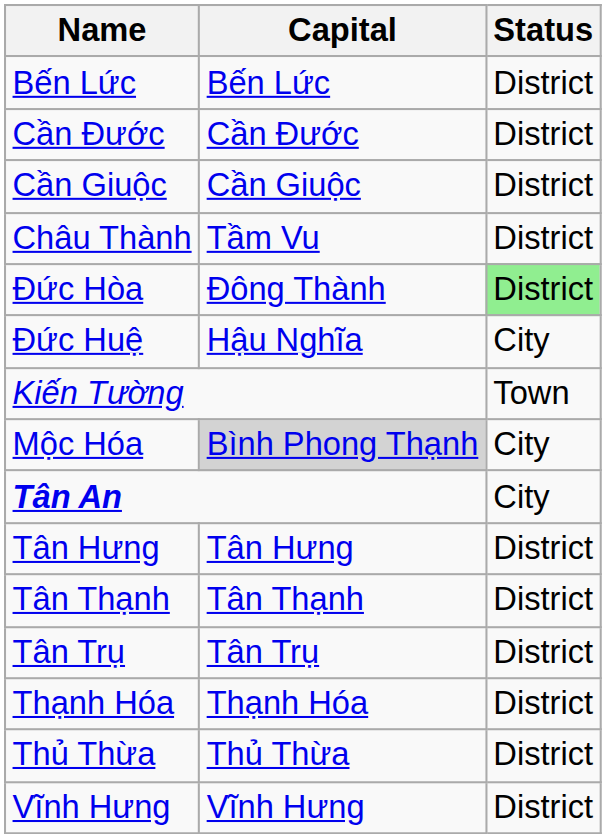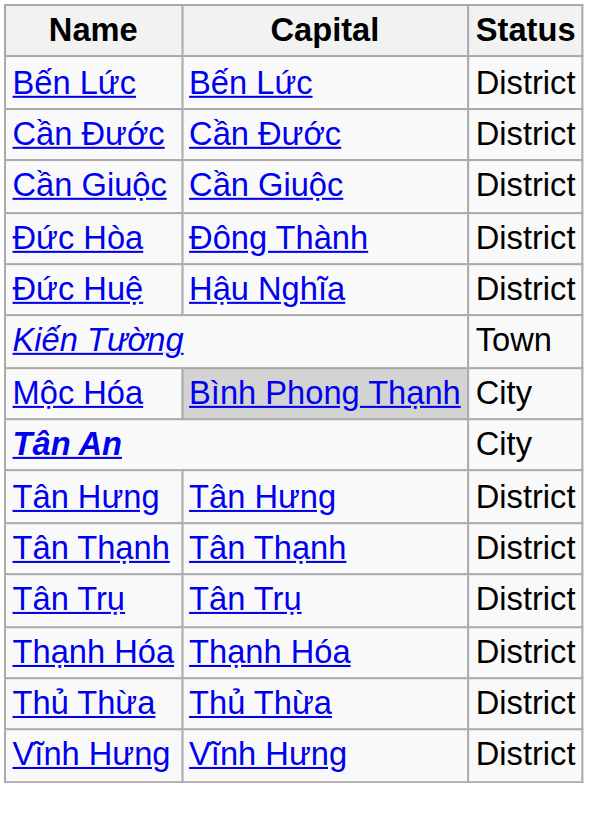- row: (102, 237)
(543, 289) lightgreen background -> (526, 237) no background
(521, 340) City -> (526, 289) District
